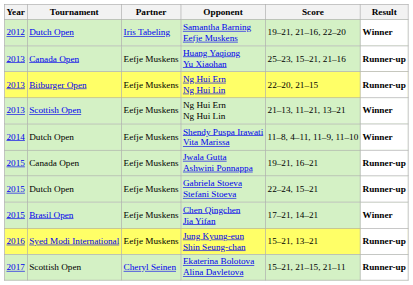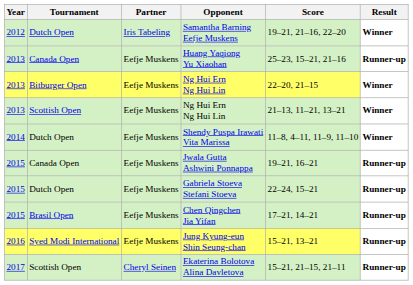(384, 85) Runner-up -> (378, 85) Winner
(378, 215) Winner -> (384, 215) Runner-up
